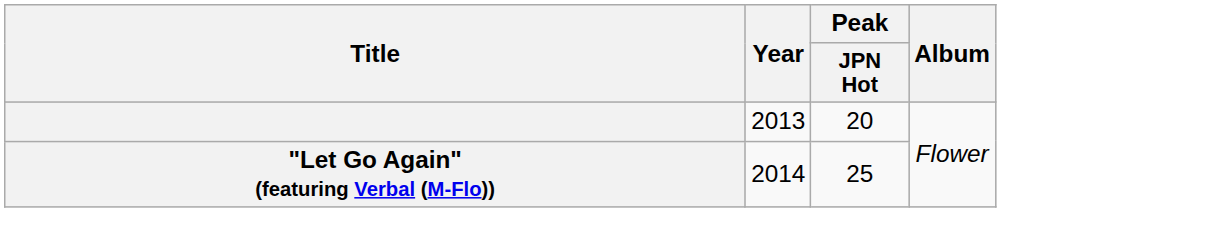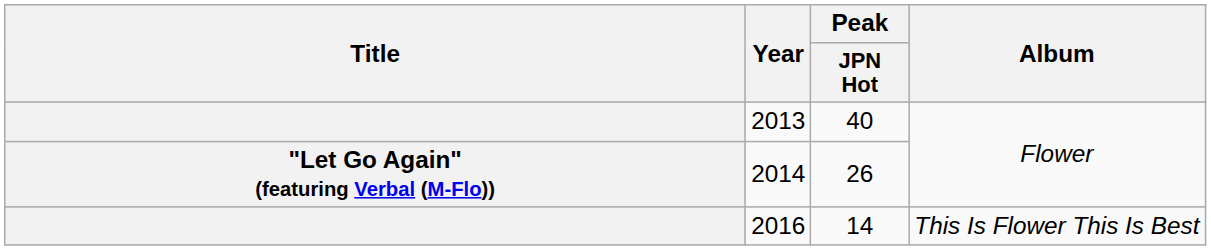(860, 121) 20 -> (860, 121) 40
(860, 173) 25 -> (860, 173) 26
+ row: (778, 225)
